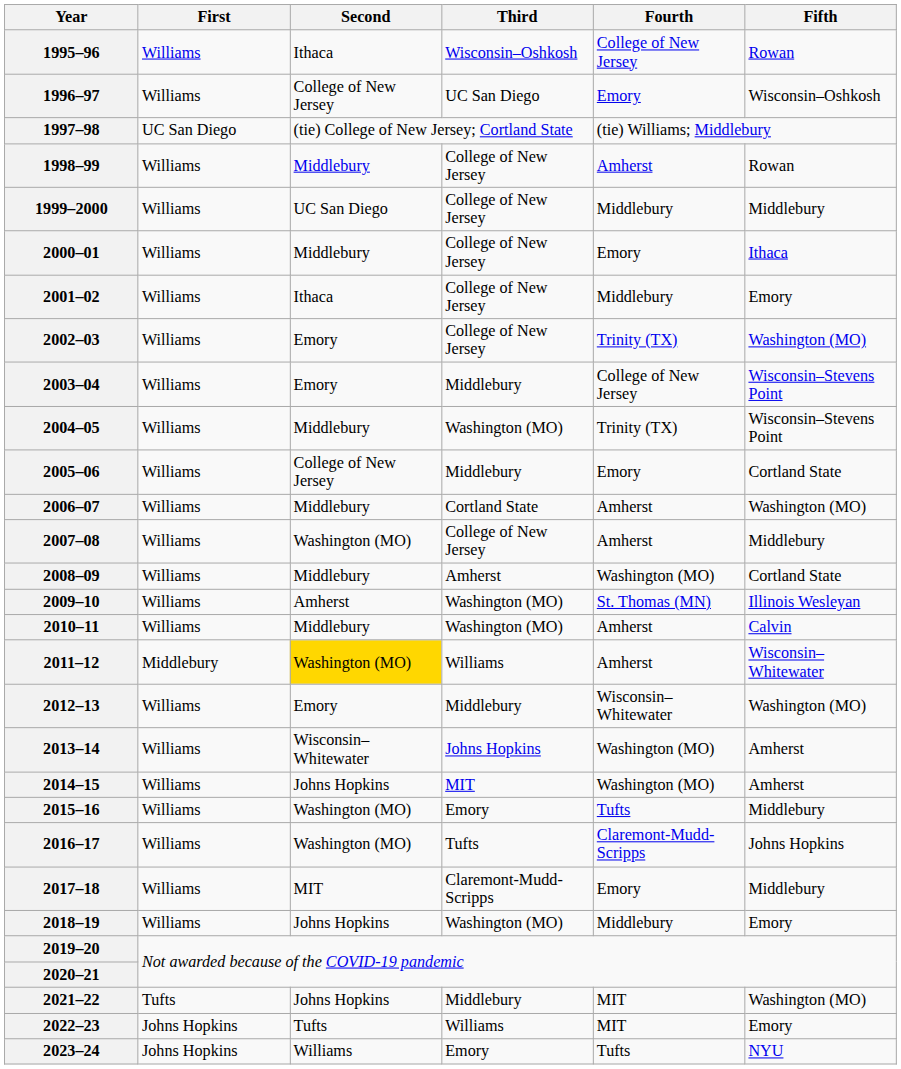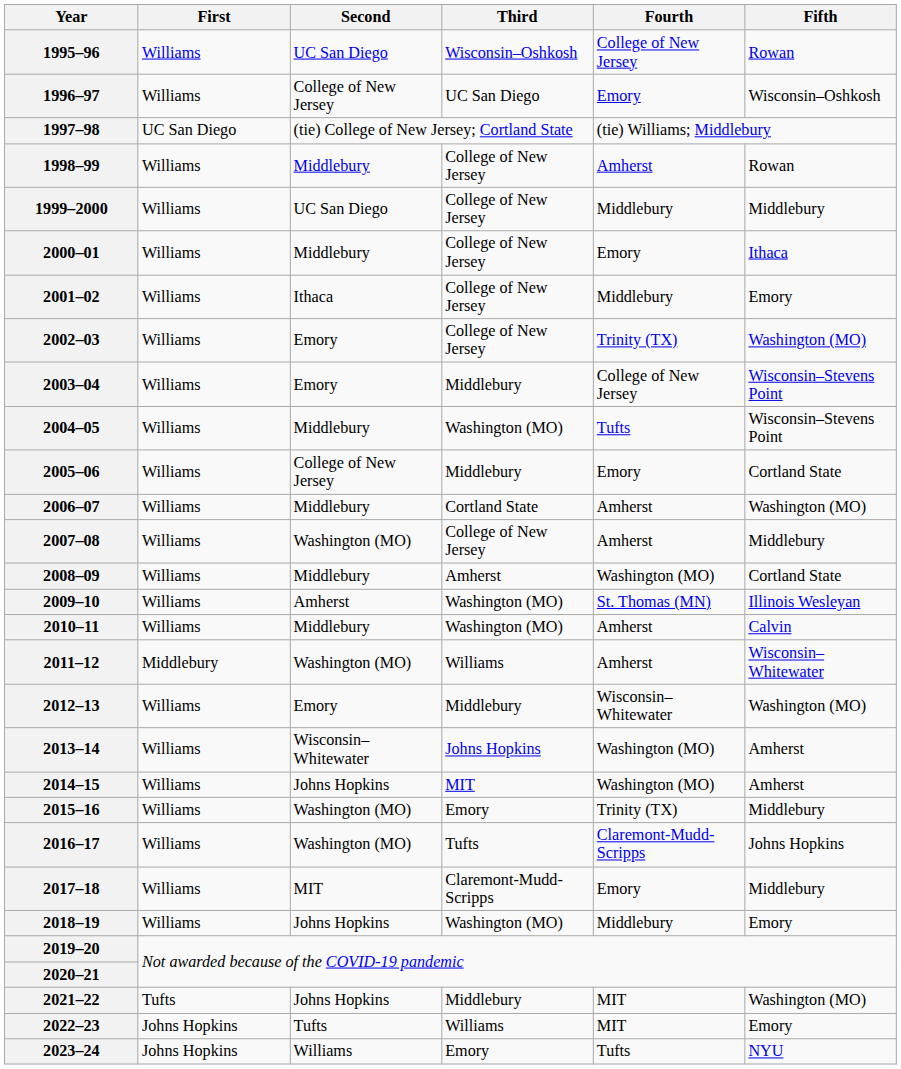(313, 52) Ithaca -> (341, 52) UC San Diego
(637, 428) Trinity (TX) -> (614, 428) Tufts
(352, 662) gold background -> (352, 662) no background
(614, 810) Tufts -> (637, 810) Trinity (TX)
